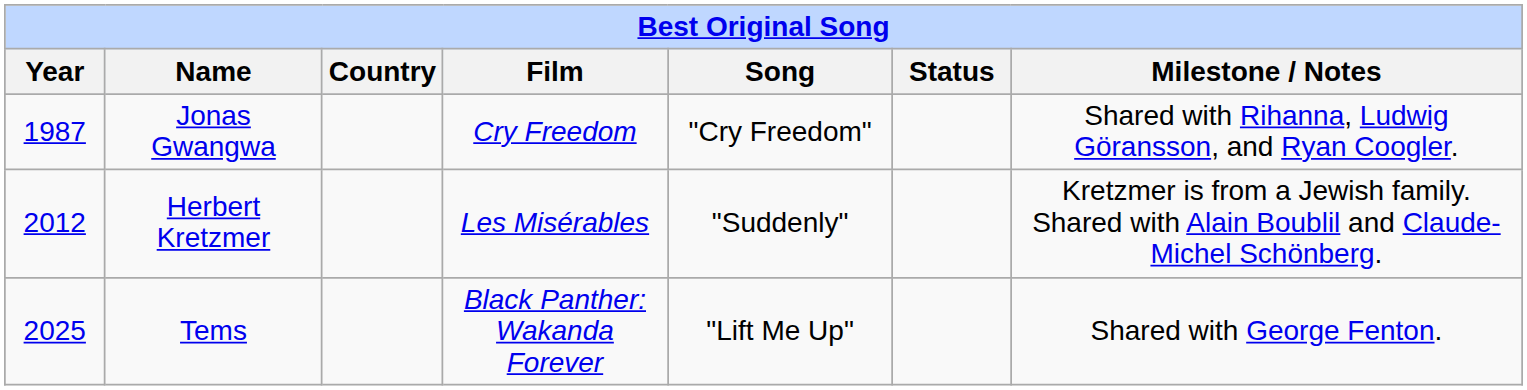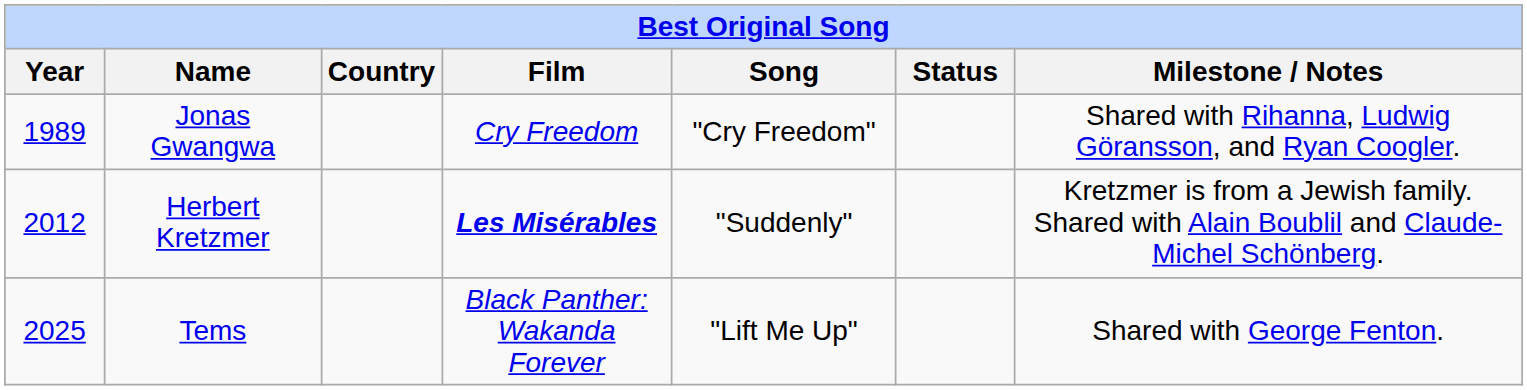(55, 131) 1987 -> (55, 131) 1989
(555, 222) normal -> (557, 222) bold
